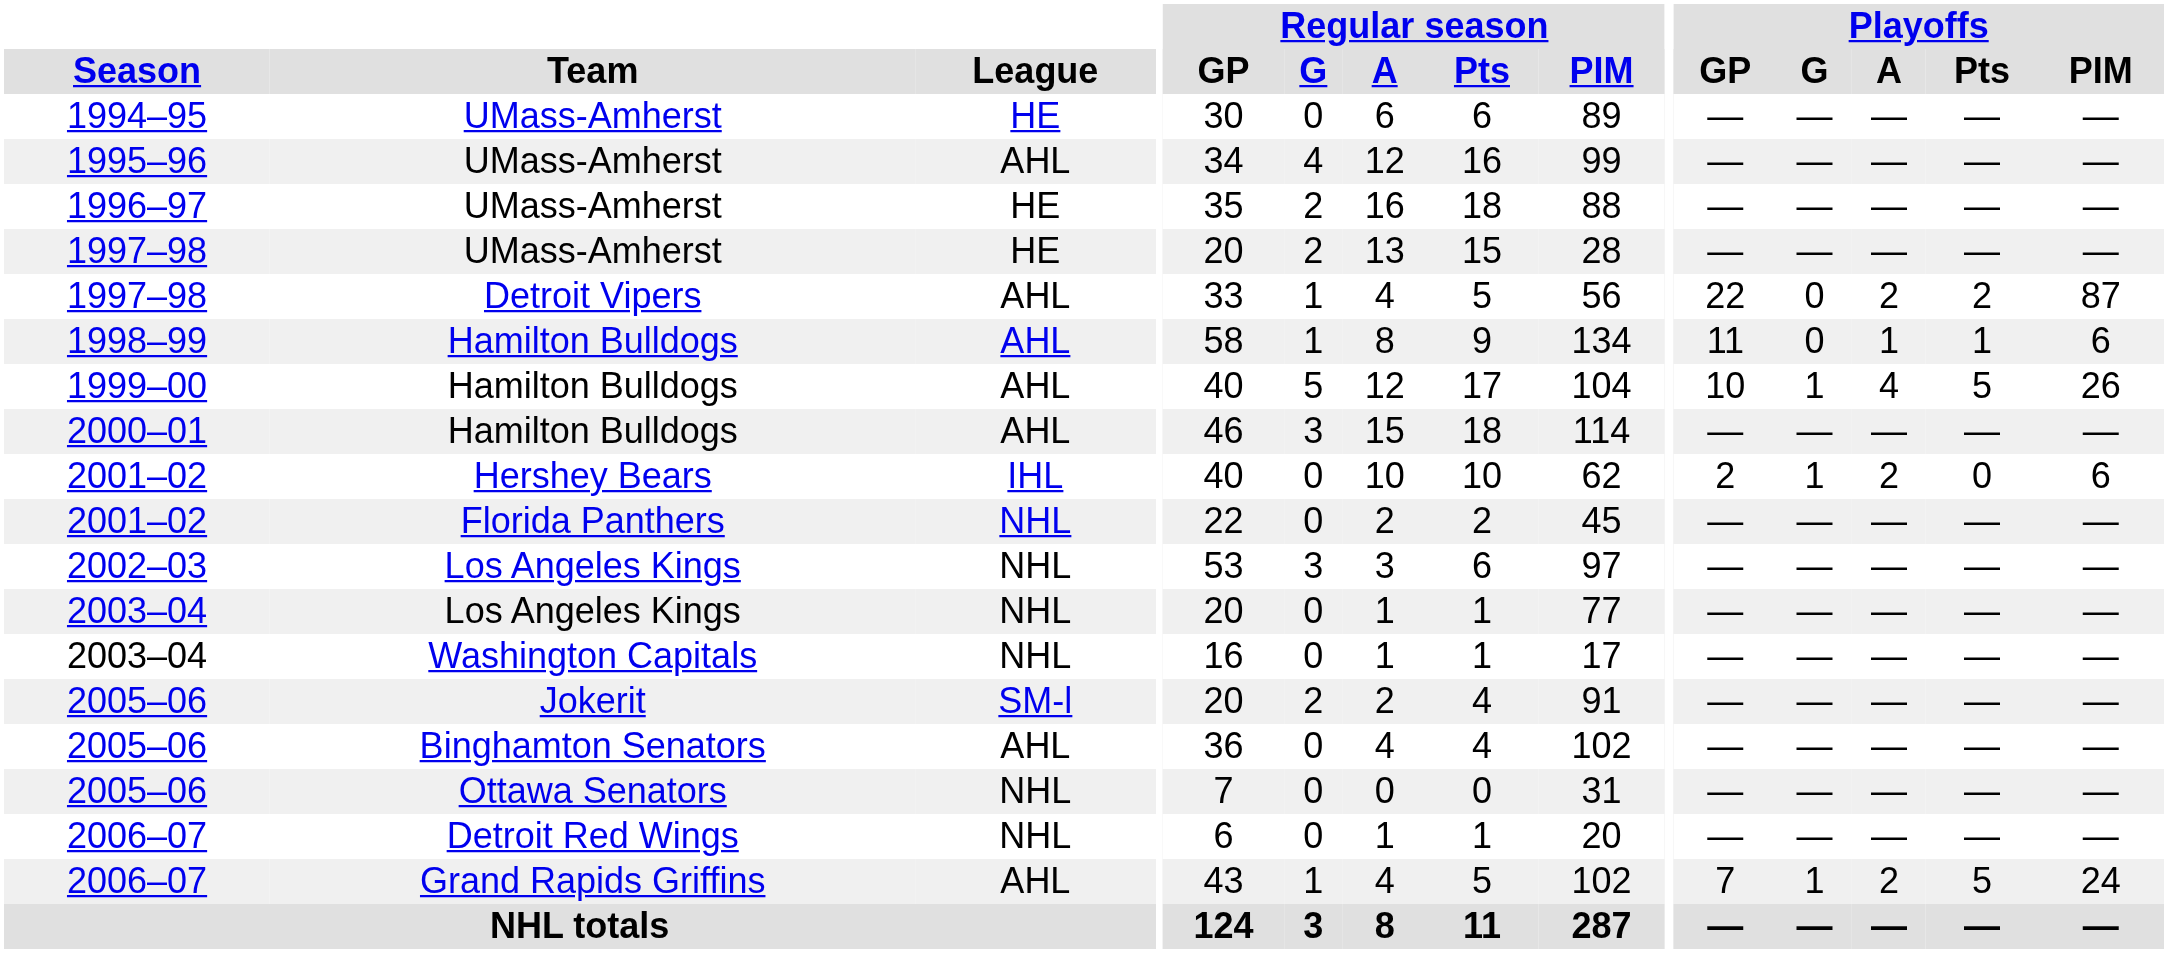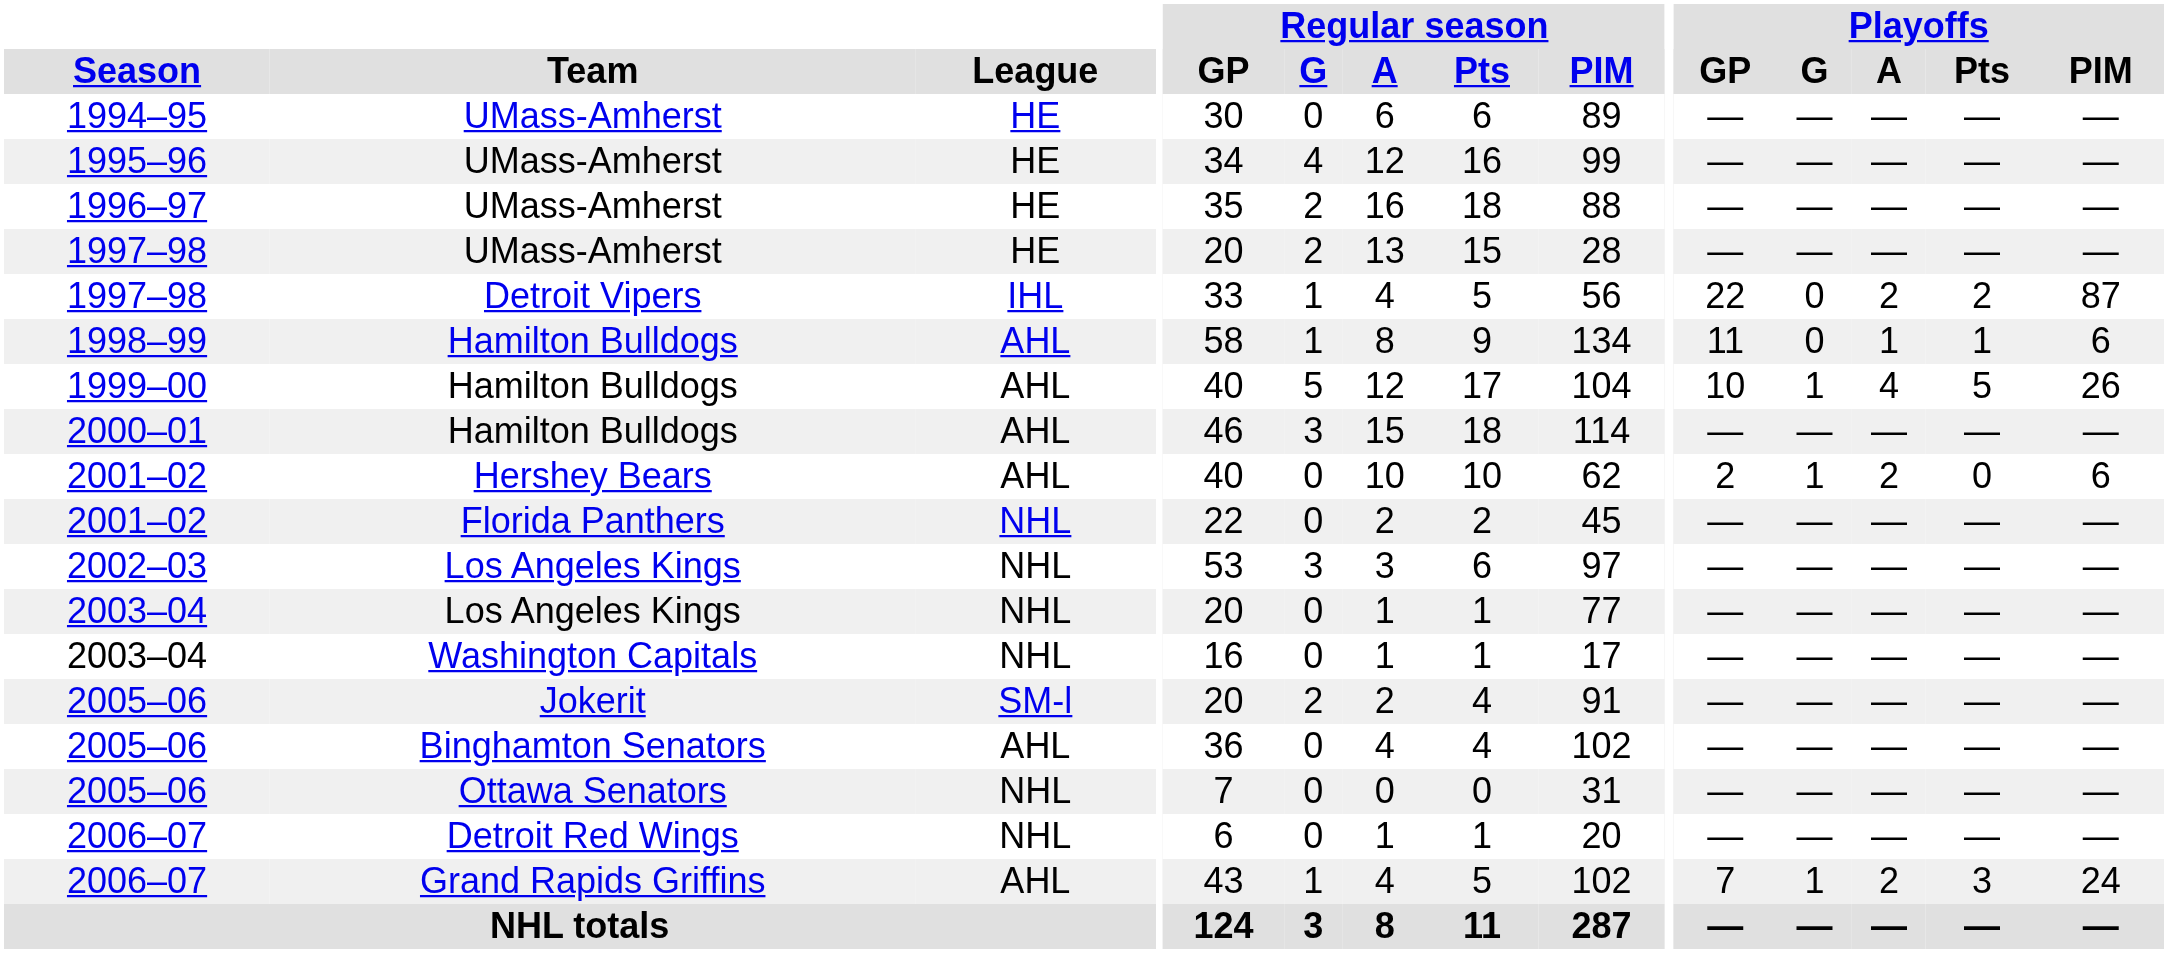(1035, 160) AHL -> (1035, 160) HE
(1035, 295) AHL -> (1035, 295) IHL
(1035, 475) IHL -> (1035, 475) AHL
(1982, 880) 5 -> (1982, 880) 3
